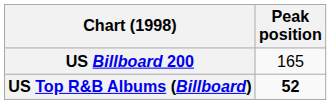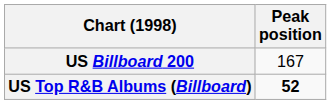(290, 61) 165 -> (290, 61) 167
